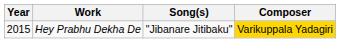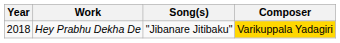(19, 29) 2015 -> (19, 29) 2018
